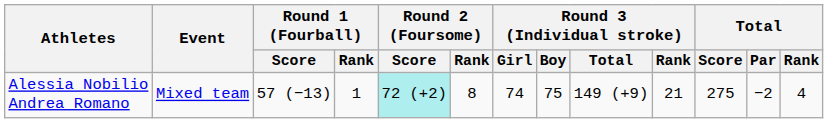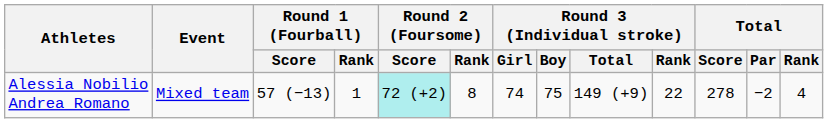(673, 95) 21 -> (673, 95) 22
(721, 95) 275 -> (721, 95) 278
